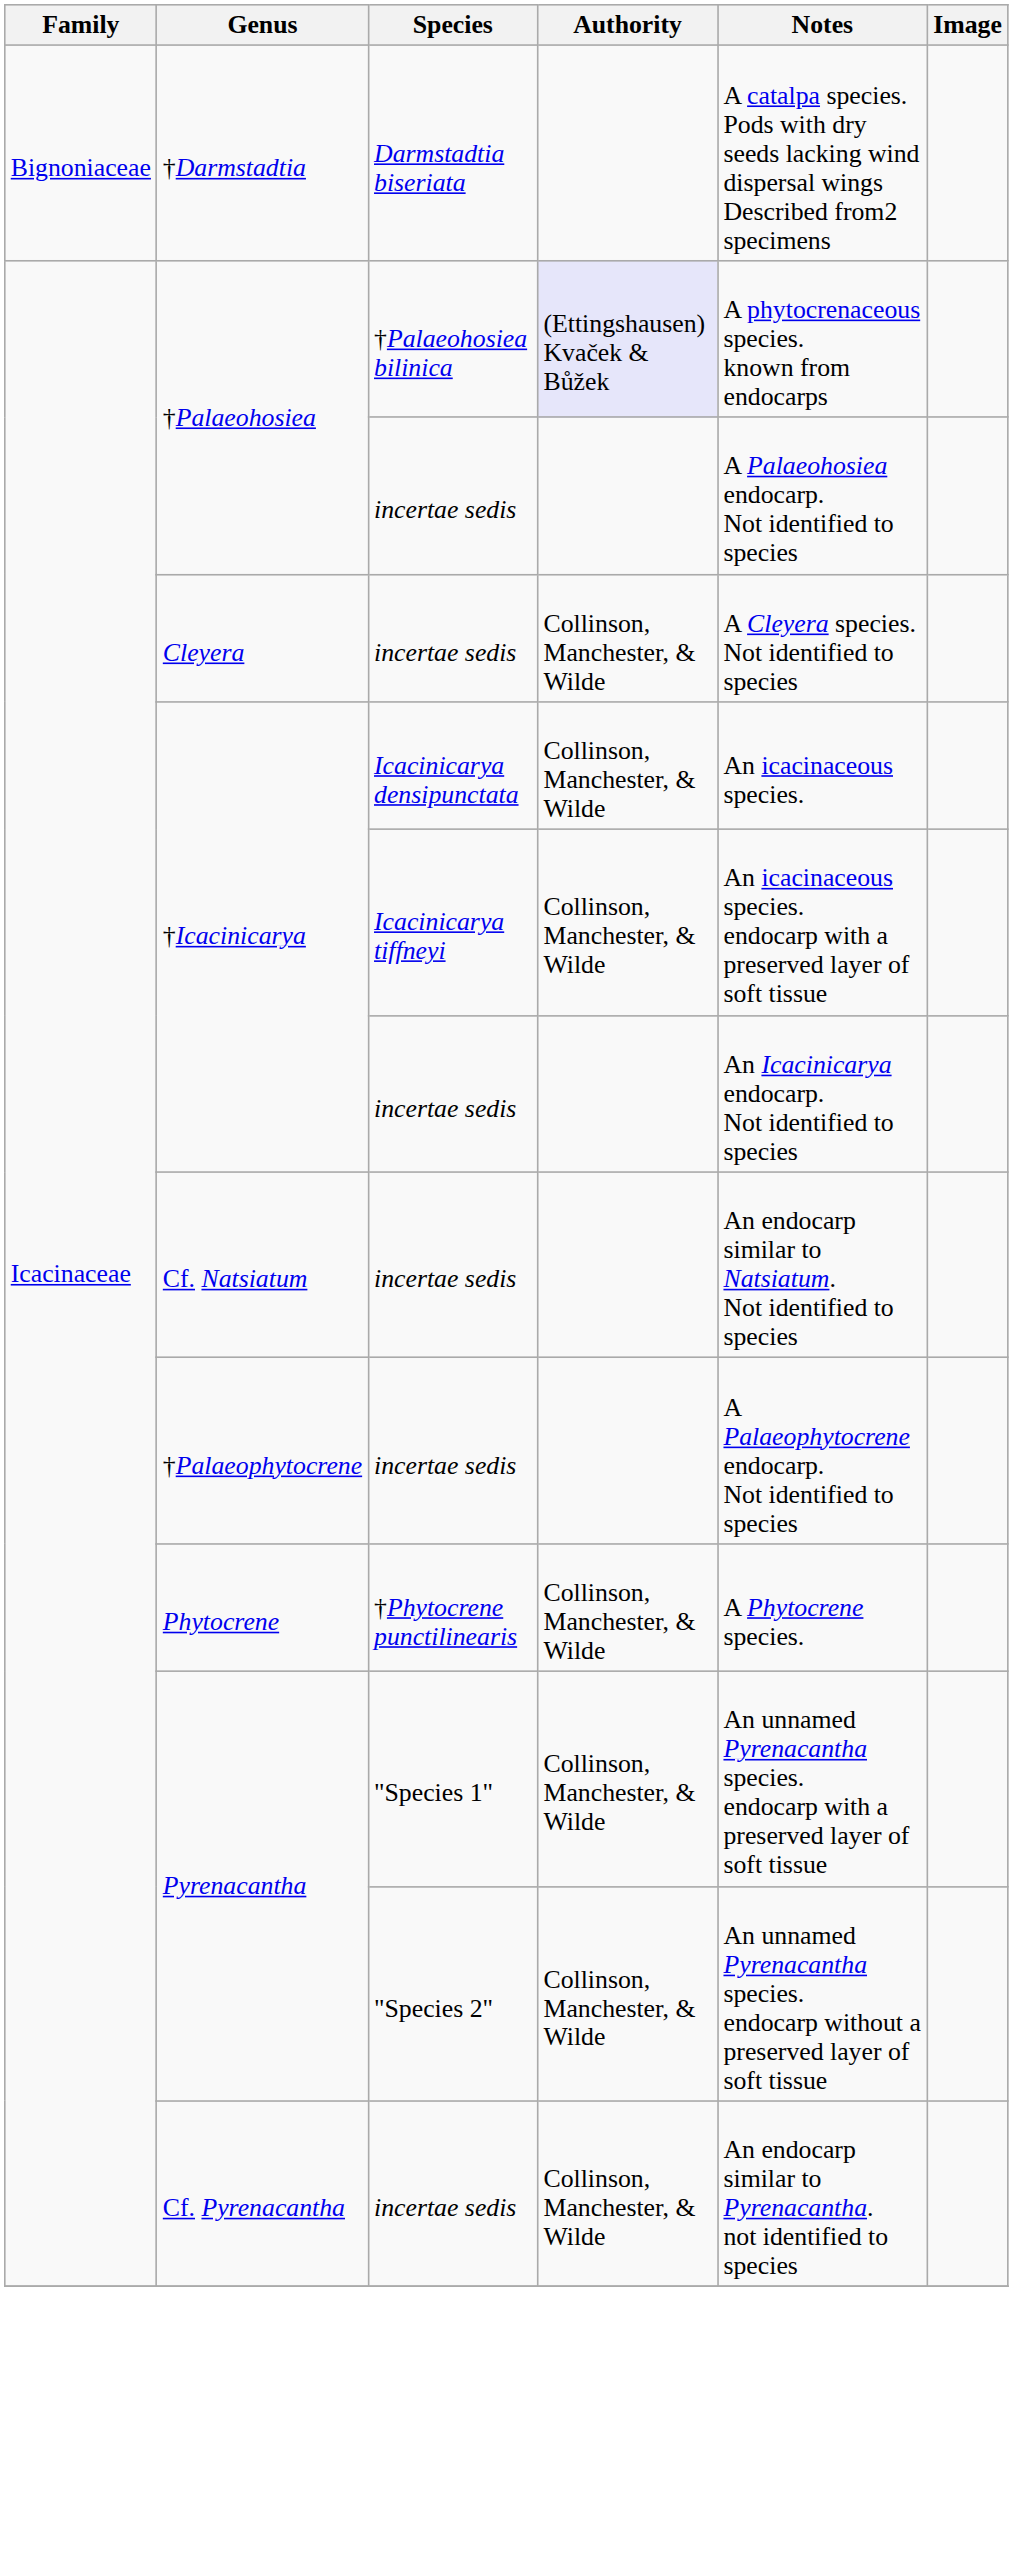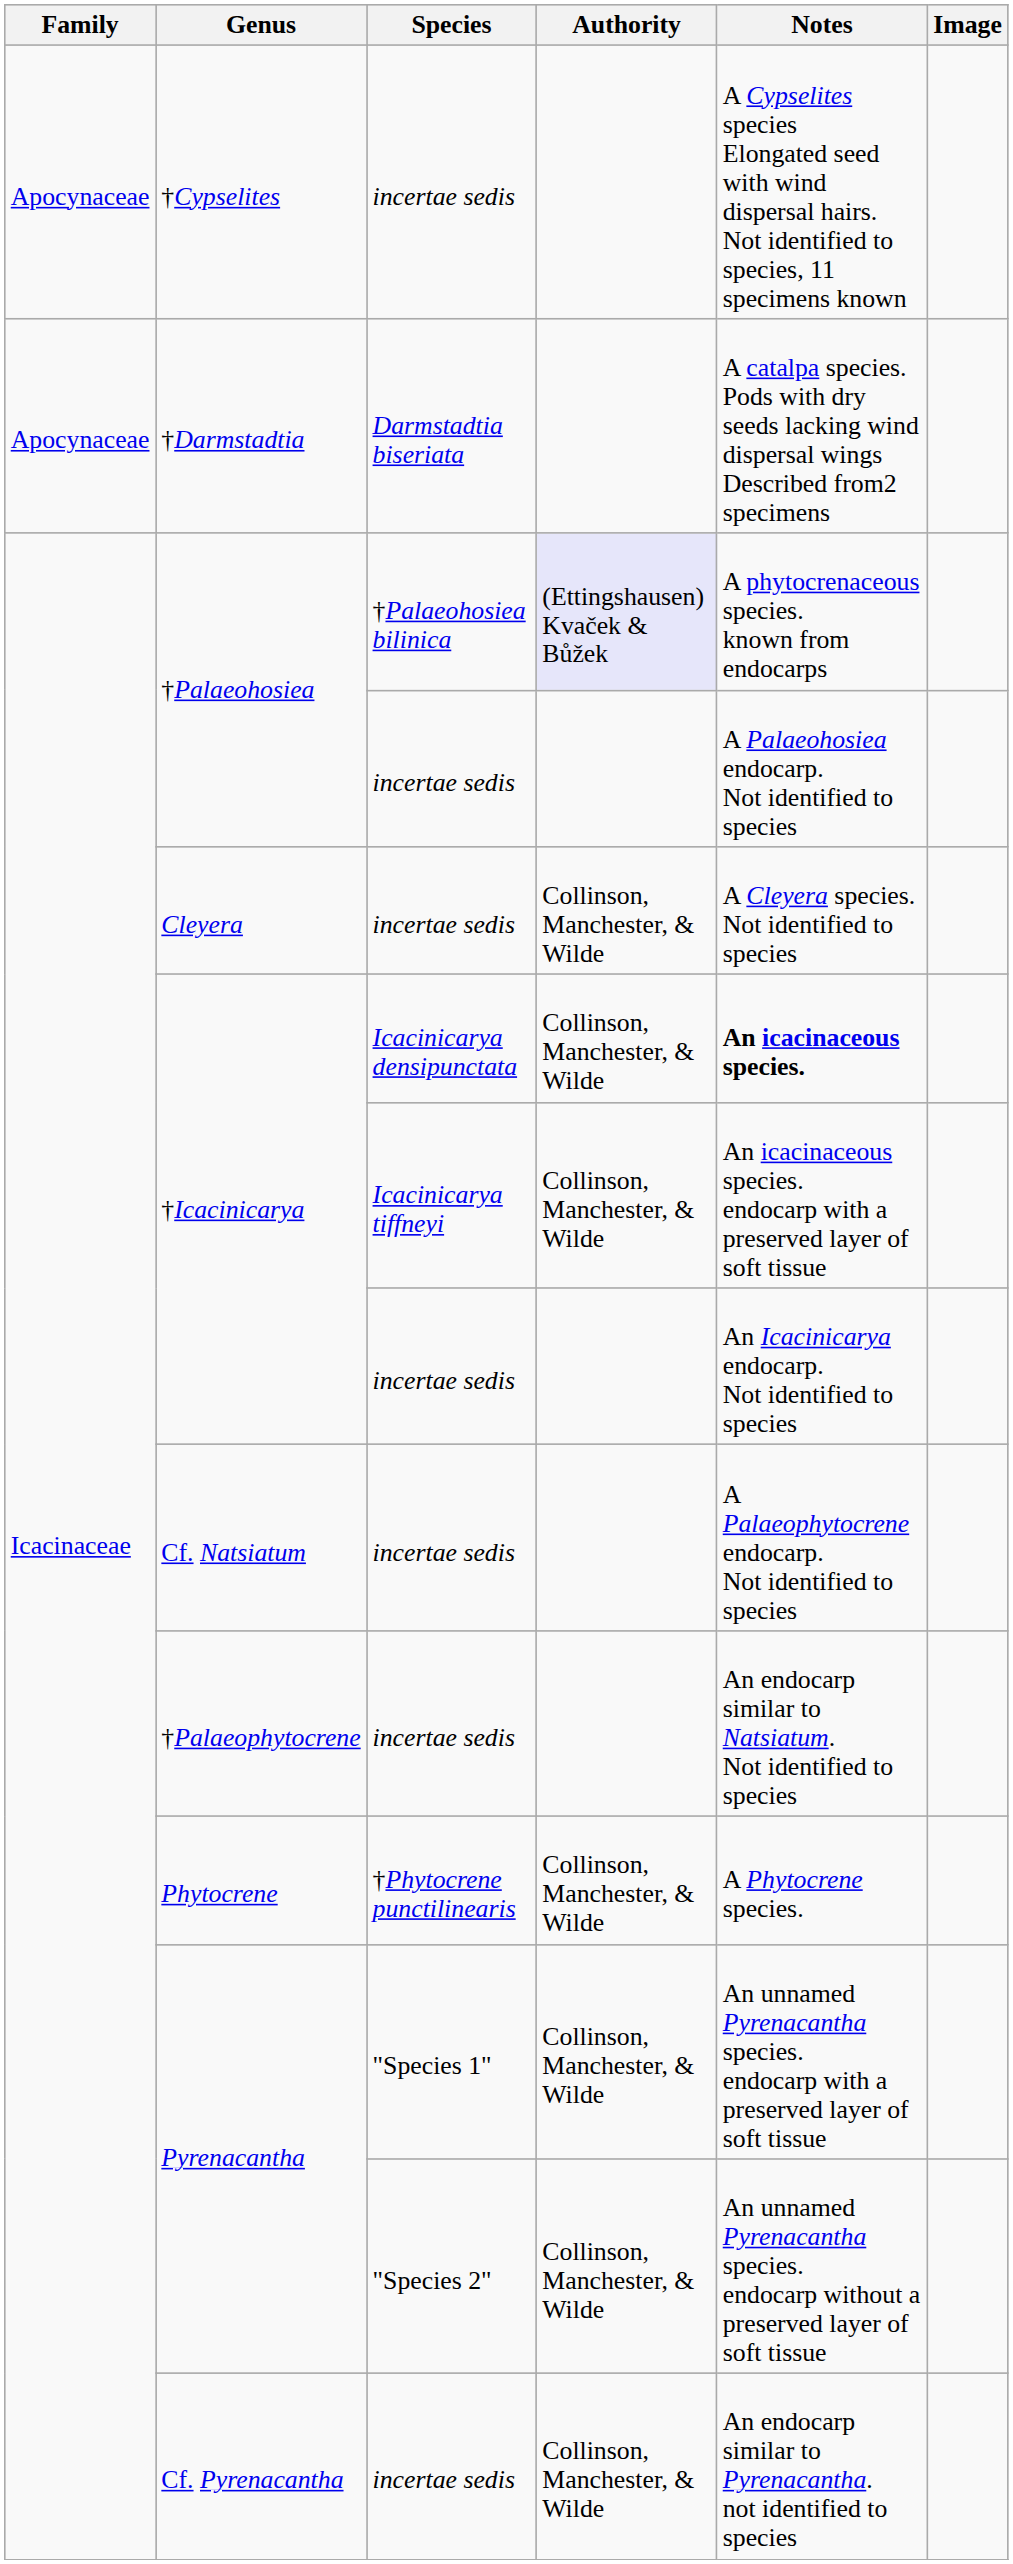+ row: (221, 196)
(81, 167) Bignoniaceae -> (80, 439) Apocynaceae
(808, 779) normal -> (811, 1052) bold
(809, 1279) An endocarp similar to Natsiatum. Not identified to species -> (816, 1551) A Palaeophytocrene endocarp. Not identified to species
(817, 1464) A Palaeophytocrene endocarp. Not identified to species -> (808, 1737) An endocarp similar to Natsiatum. Not identified to species
